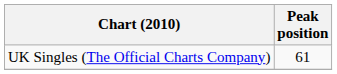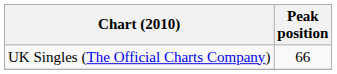(303, 57) 61 -> (303, 57) 66
